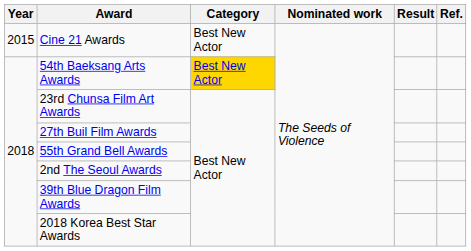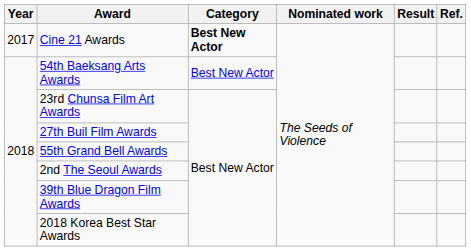(21, 40) 2015 -> (21, 40) 2017
(220, 40) normal -> (218, 40) bold
(220, 73) gold background -> (232, 73) no background
